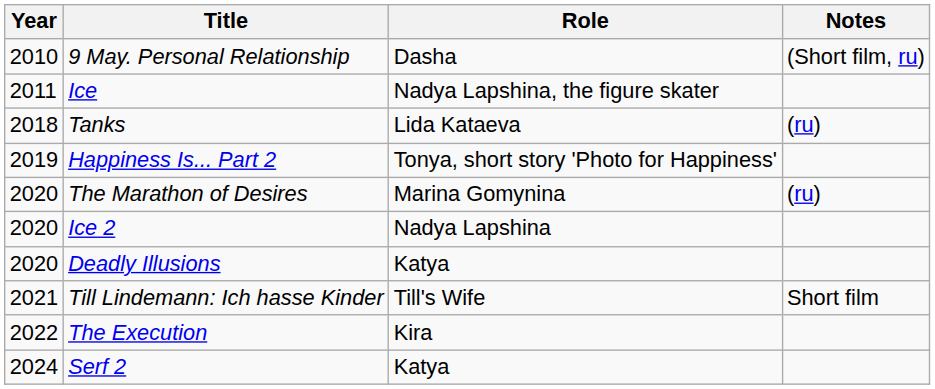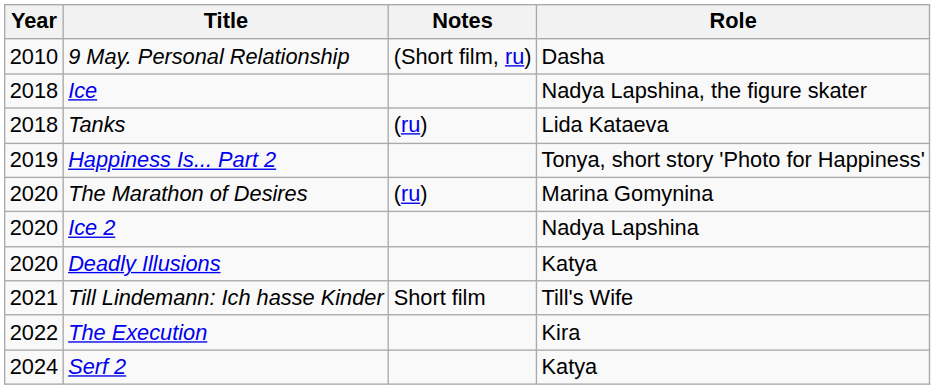columns swapped: (585, 21) <-> (856, 21)
(33, 90) 2011 -> (34, 90) 2018
